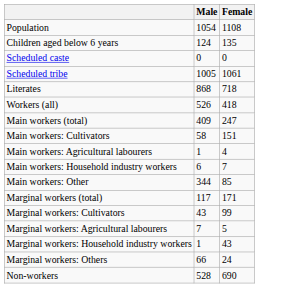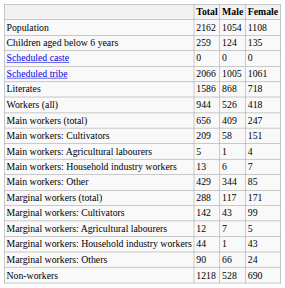+ column: (207, 12)
